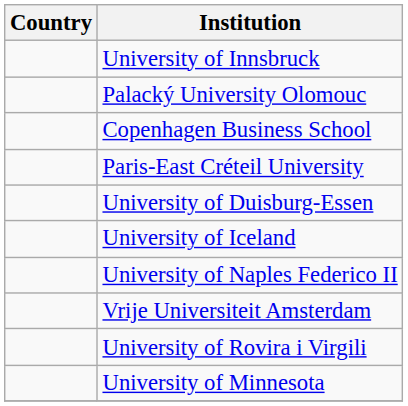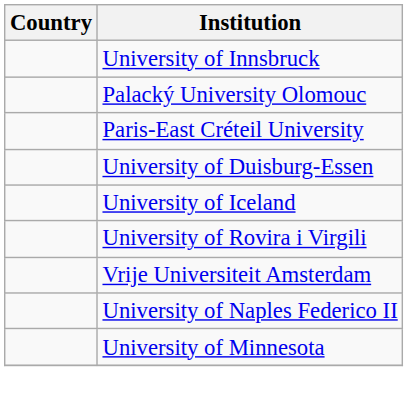- row: (237, 130)
rows swapped: (250, 274) <-> (235, 346)
